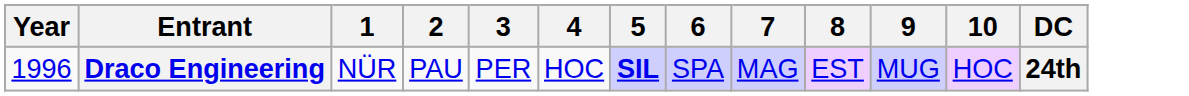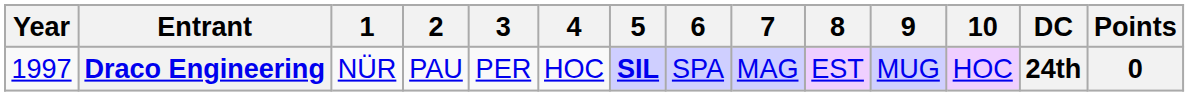+ column: (1135, 26)
(41, 69) 1996 -> (41, 69) 1997
